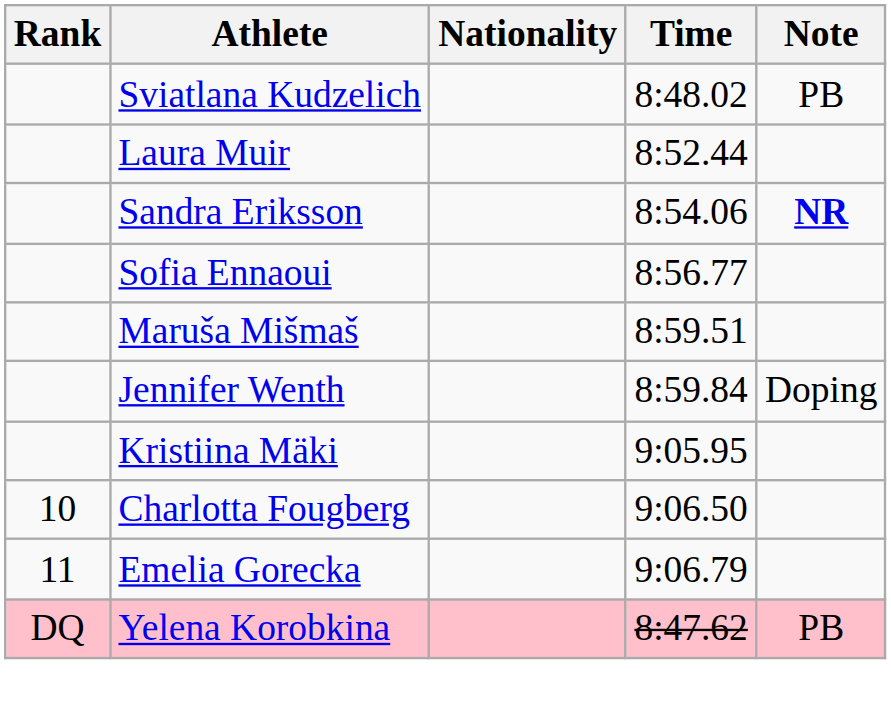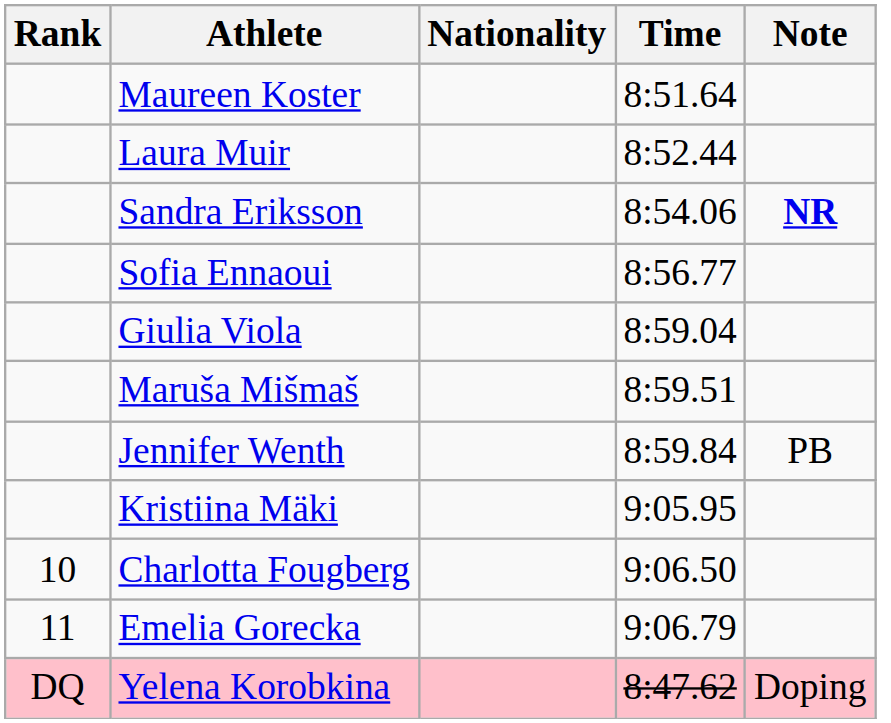- row: (270, 93)
+ row: (240, 93)
+ row: (210, 331)
(821, 390) Doping -> (810, 449) PB
(821, 627) PB -> (810, 687) Doping
